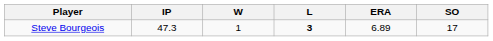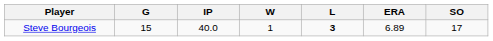+ column: (146, 12)
(167, 28) 47.3 -> (208, 28) 40.0
